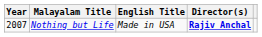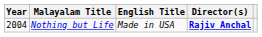(17, 25) 2007 -> (17, 25) 2004
